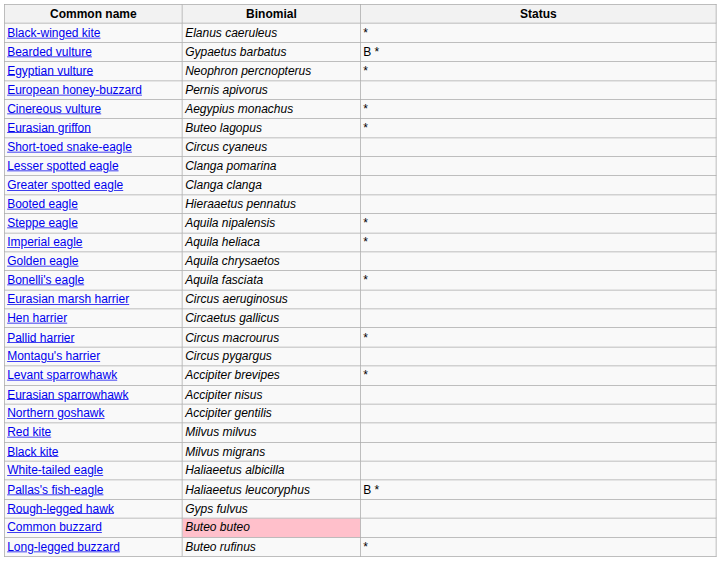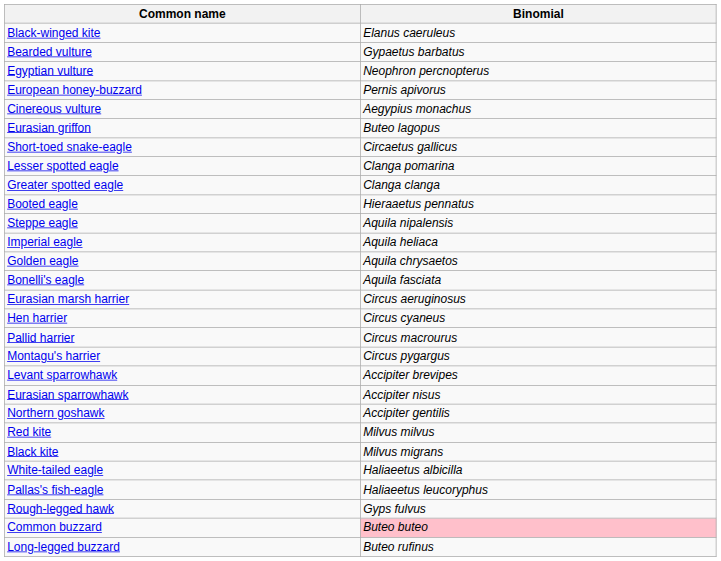- column: (538, 14)
(226, 147) Circus cyaneus -> (410, 147) Circaetus gallicus
(232, 318) Circaetus gallicus -> (404, 318) Circus cyaneus
